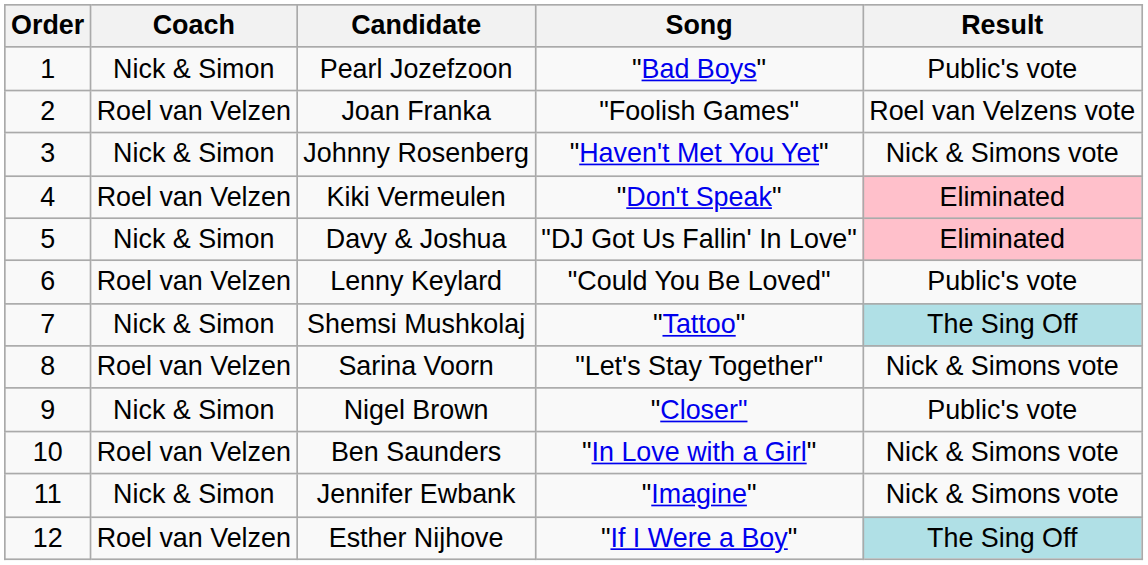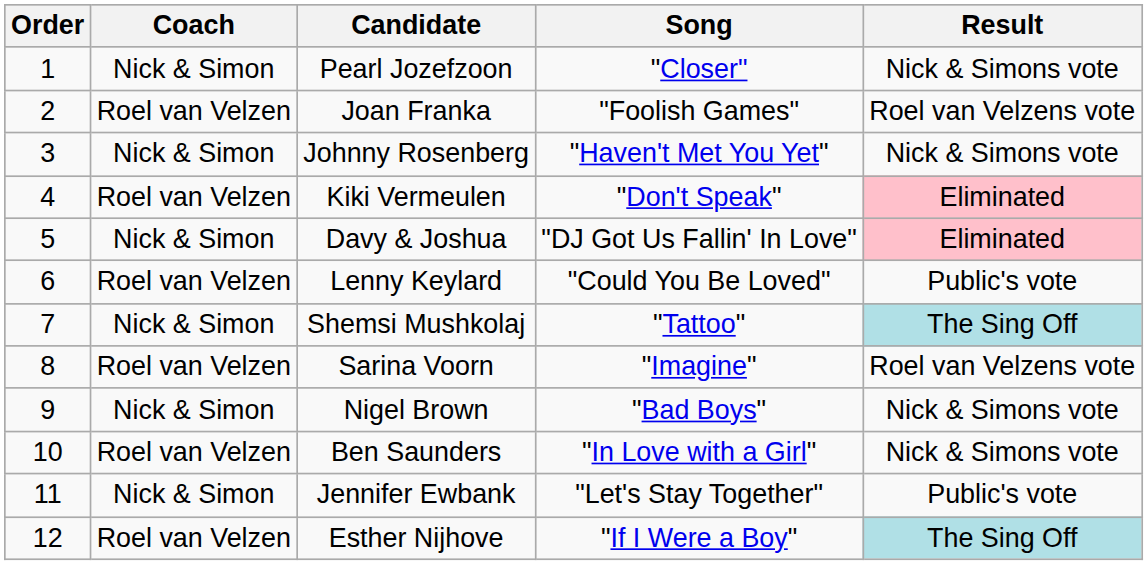(699, 68) "Bad Boys" -> (699, 68) "Closer"
(1002, 68) Public's vote -> (1002, 68) Nick & Simons vote
(699, 366) "Let's Stay Together" -> (699, 366) "Imagine"
(1002, 366) Nick & Simons vote -> (1002, 366) Roel van Velzens vote
(699, 409) "Closer" -> (699, 409) "Bad Boys"
(1002, 409) Public's vote -> (1002, 409) Nick & Simons vote
(699, 494) "Imagine" -> (699, 494) "Let's Stay Together"
(1002, 494) Nick & Simons vote -> (1002, 494) Public's vote
